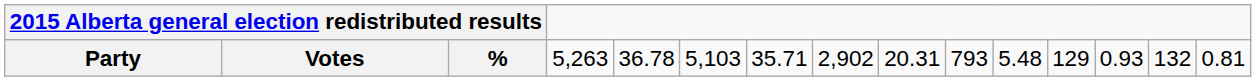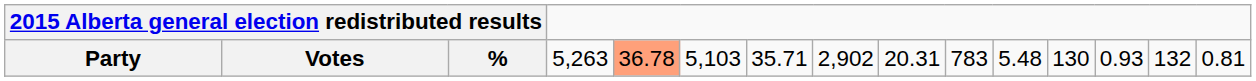(647, 57) no background -> (647, 57) lightsalmon background
(969, 57) 793 -> (969, 57) 783
(1071, 57) 129 -> (1071, 57) 130
